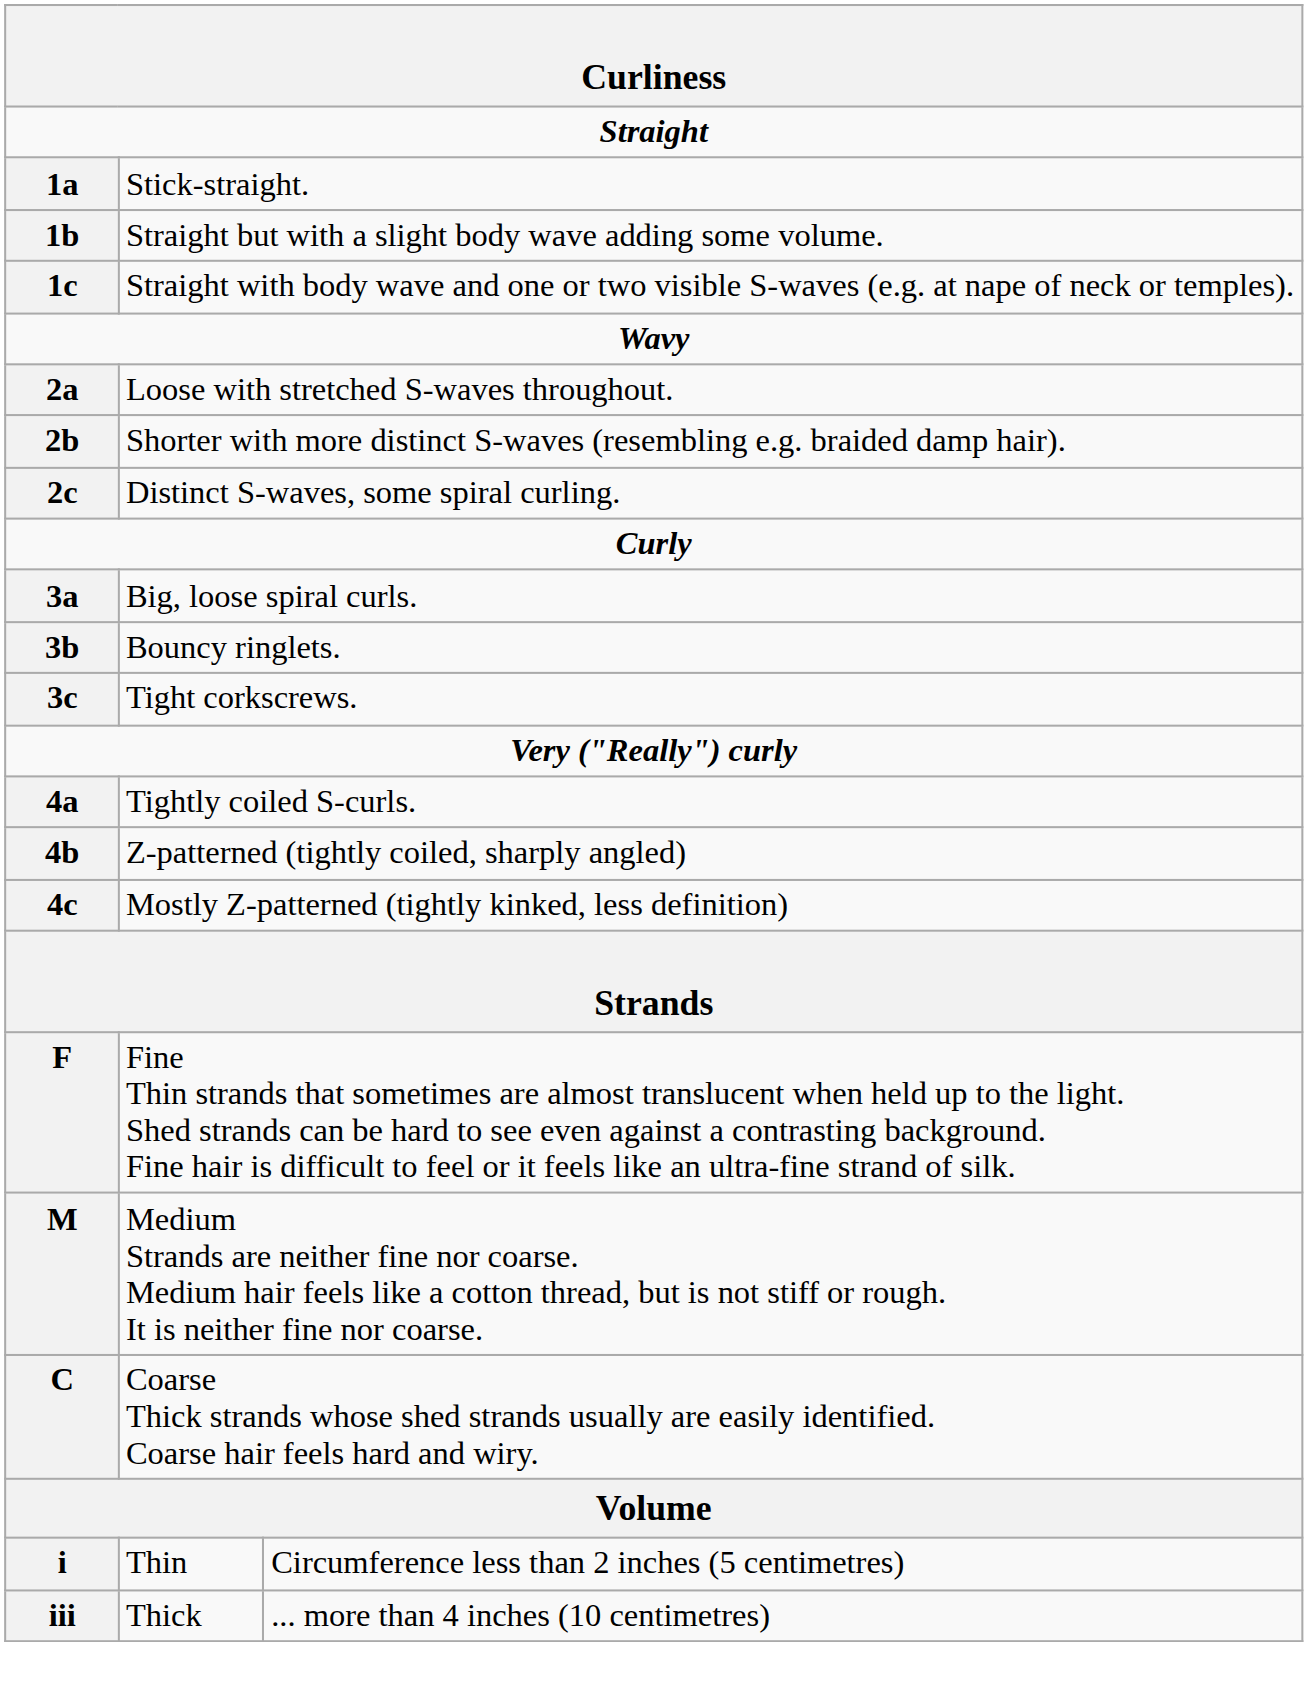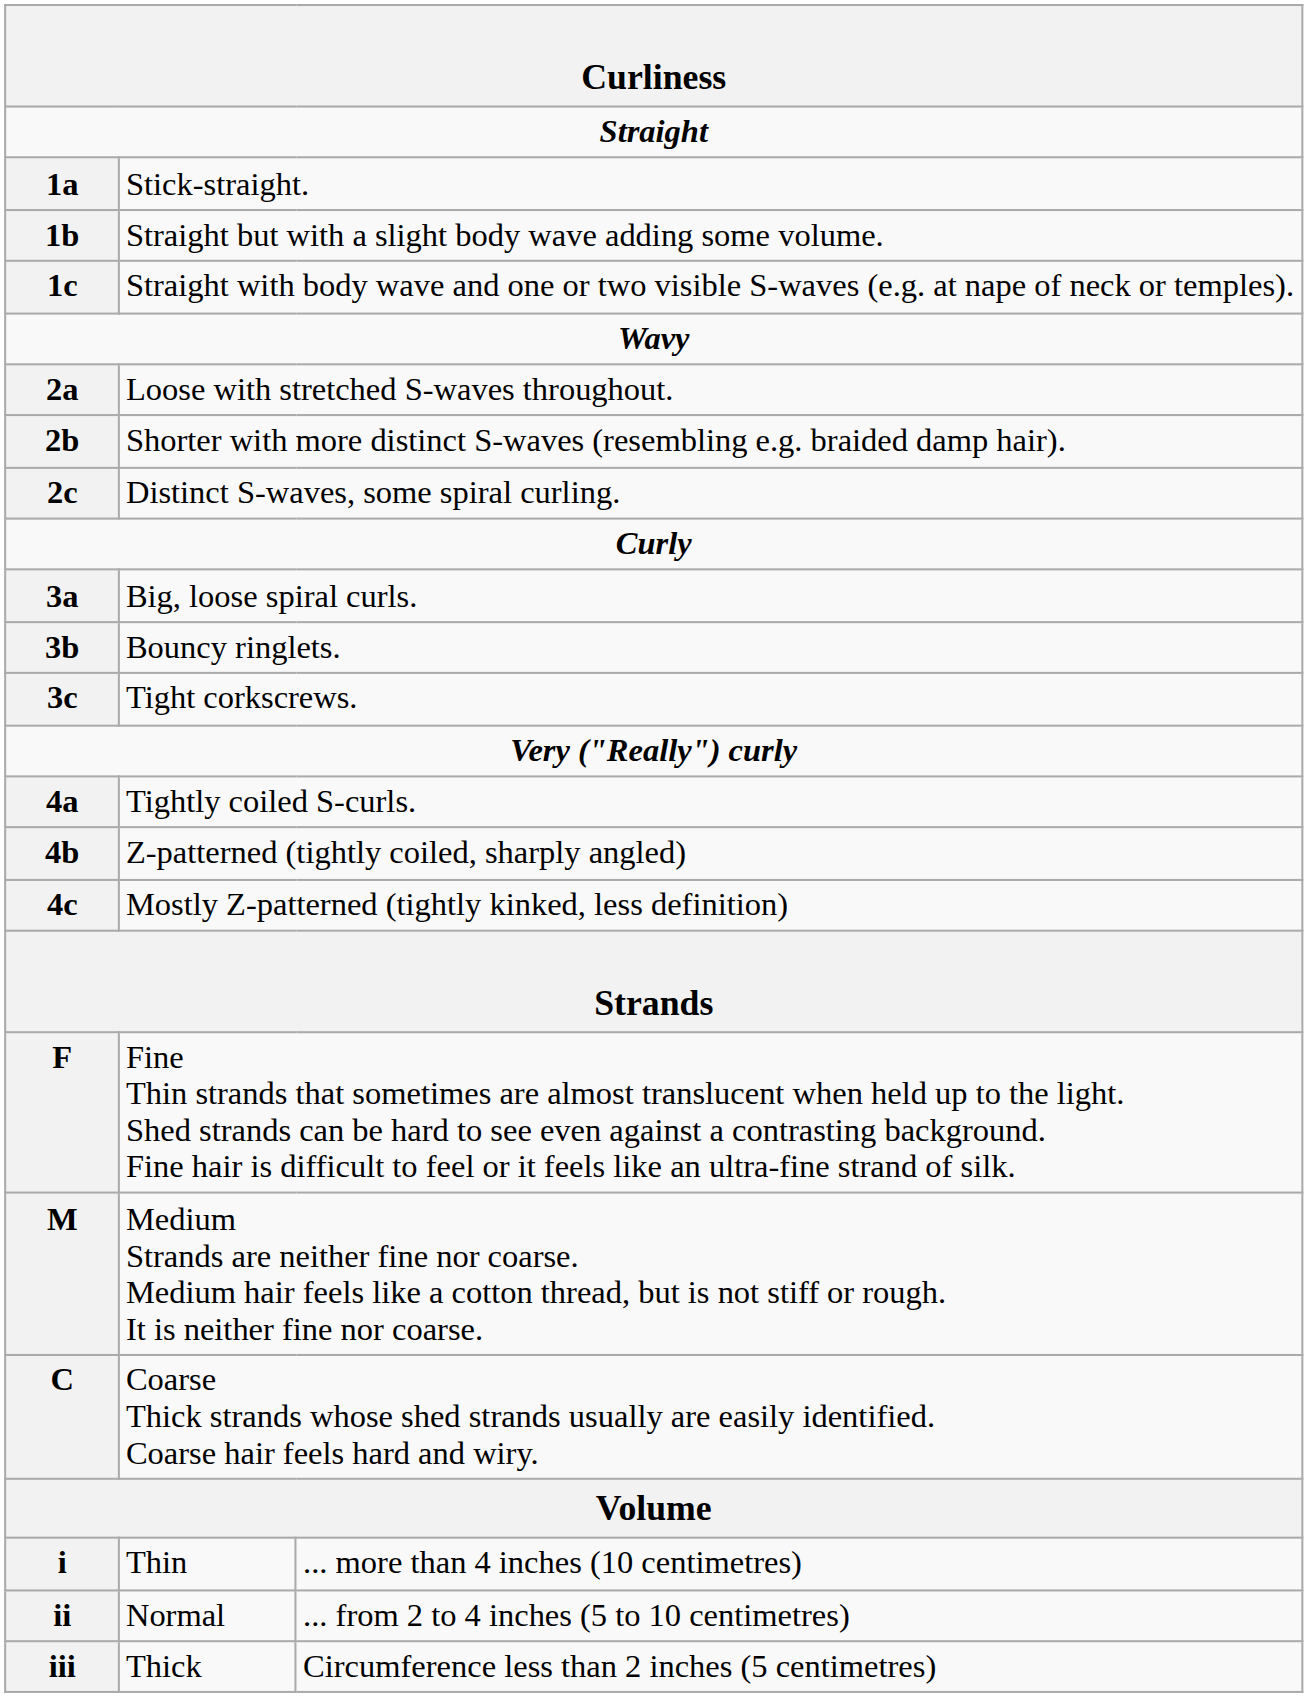(588, 1563) Circumference less than 2 inches (5 centimetres) -> (552, 1563) ... more than 4 inches (10 centimetres)
+ row: (176, 1614)
(521, 1614) ... more than 4 inches (10 centimetres) -> (620, 1666) Circumference less than 2 inches (5 centimetres)
